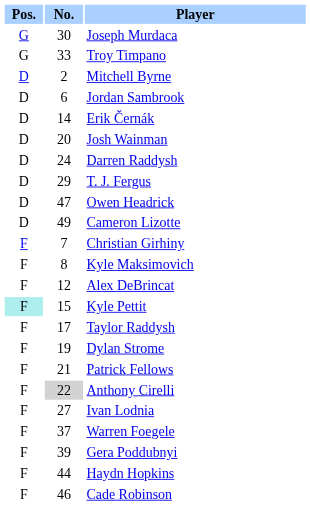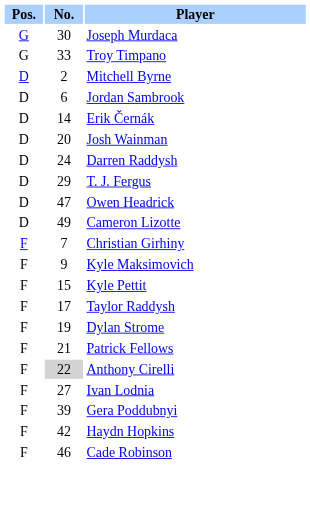(64, 264) 8 -> (64, 264) 9
- row: (130, 285)
(24, 306) paleturquoise background -> (24, 285) no background
- row: (131, 431)
(64, 473) 44 -> (64, 431) 42
